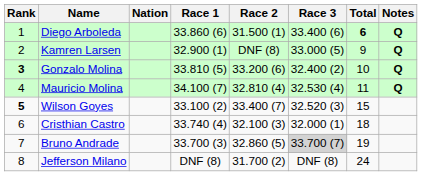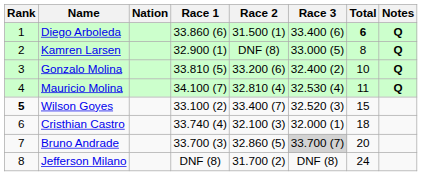(363, 50) 9 -> (363, 50) 8
(21, 69) bold -> (21, 69) normal
(363, 143) 19 -> (363, 143) 20
